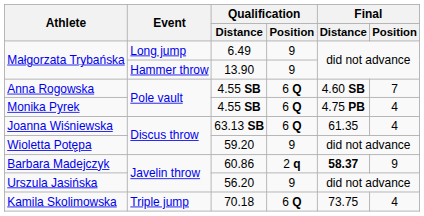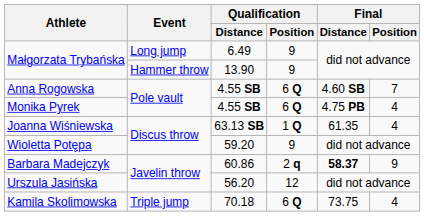(292, 126) 6 Q -> (292, 126) 1 Q
(292, 183) 9 -> (292, 183) 12
